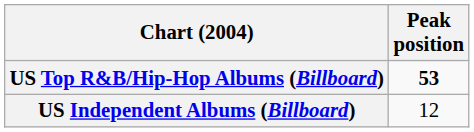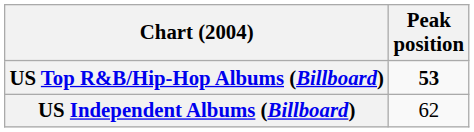(429, 110) 12 -> (429, 110) 62
